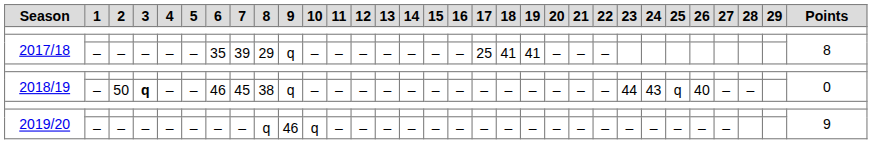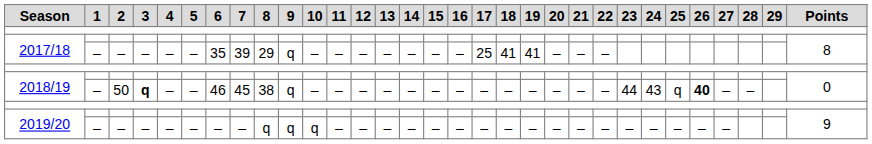(702, 90) normal -> (702, 90) bold
(291, 128) 46 -> (291, 128) q
